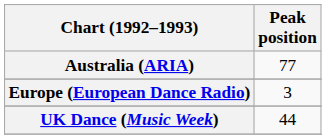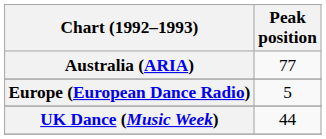(288, 92) 3 -> (288, 92) 5
